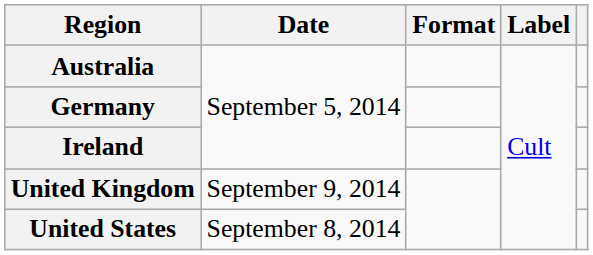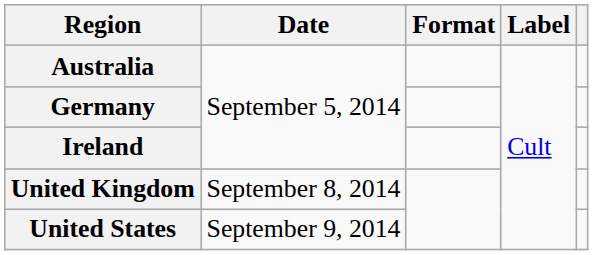(303, 188) September 9, 2014 -> (303, 188) September 8, 2014
(303, 229) September 8, 2014 -> (303, 229) September 9, 2014
